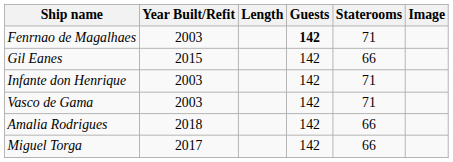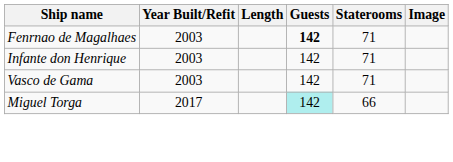- row: (35, 59)
- row: (57, 124)
(310, 146) no background -> (310, 102) paleturquoise background
